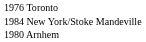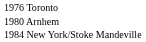rows swapped: (31, 35) <-> (73, 21)
